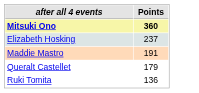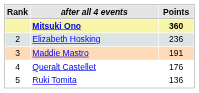+ column: (18, 12)
(151, 40) 237 -> (176, 40) 236
(151, 67) 179 -> (176, 67) 176
